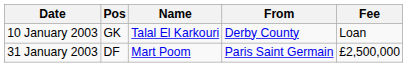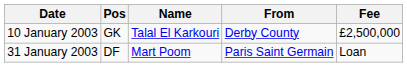(353, 33) Loan -> (370, 33) £2,500,000
(370, 52) £2,500,000 -> (353, 52) Loan
